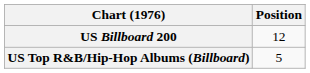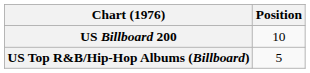(279, 36) 12 -> (279, 36) 10
